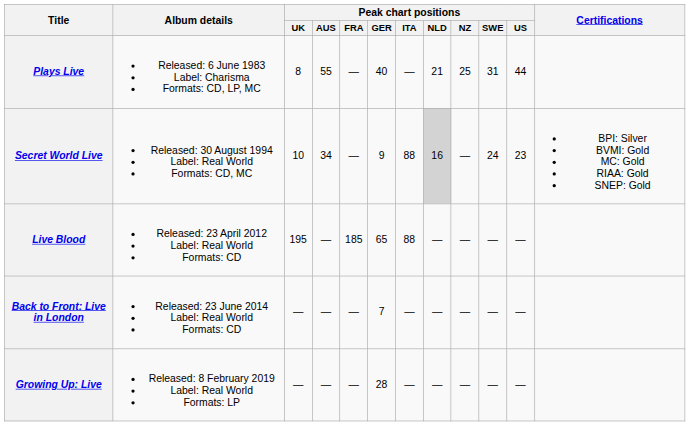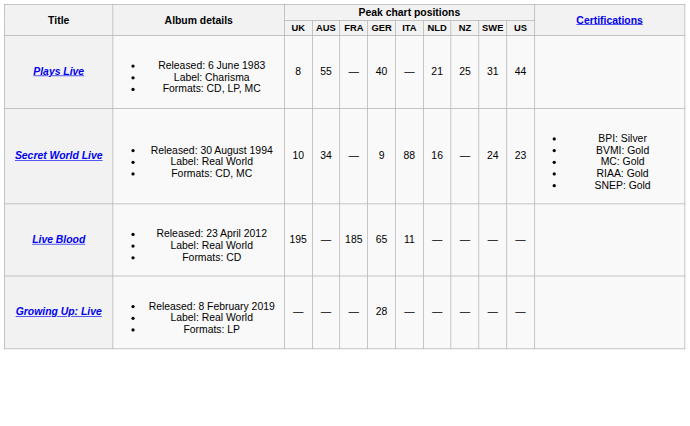(437, 156) lightgrey background -> (437, 156) no background
(409, 240) 88 -> (409, 240) 11
- row: (59, 312)
